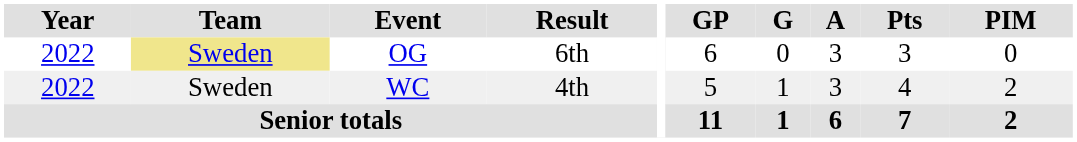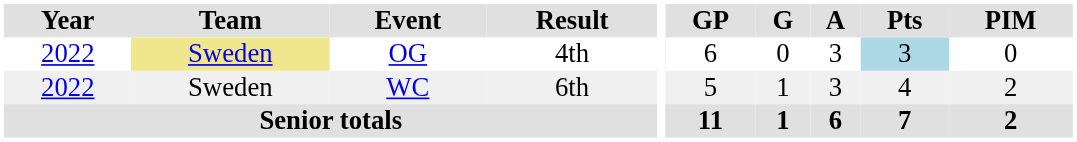(572, 53) 6th -> (572, 53) 4th
(905, 53) no background -> (905, 53) lightblue background
(572, 87) 4th -> (572, 87) 6th
